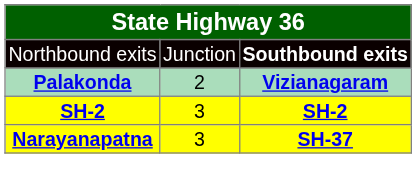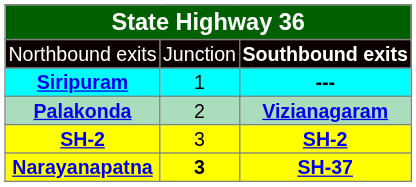+ row: (83, 82)
(200, 139) normal -> (200, 167) bold
